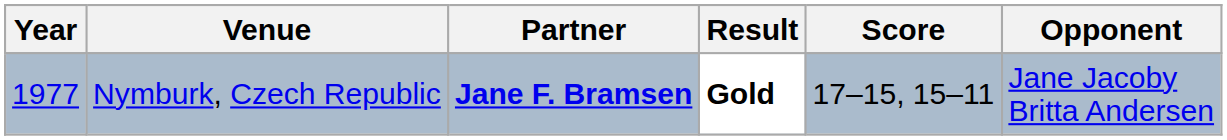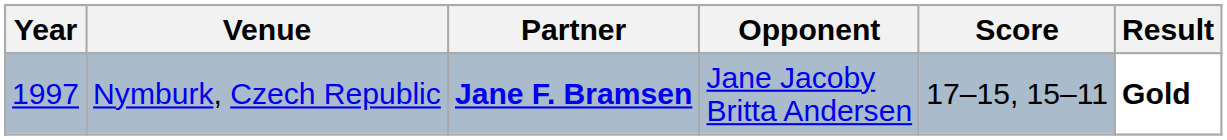columns swapped: (1111, 29) <-> (752, 29)
(46, 93) 1977 -> (46, 93) 1997
